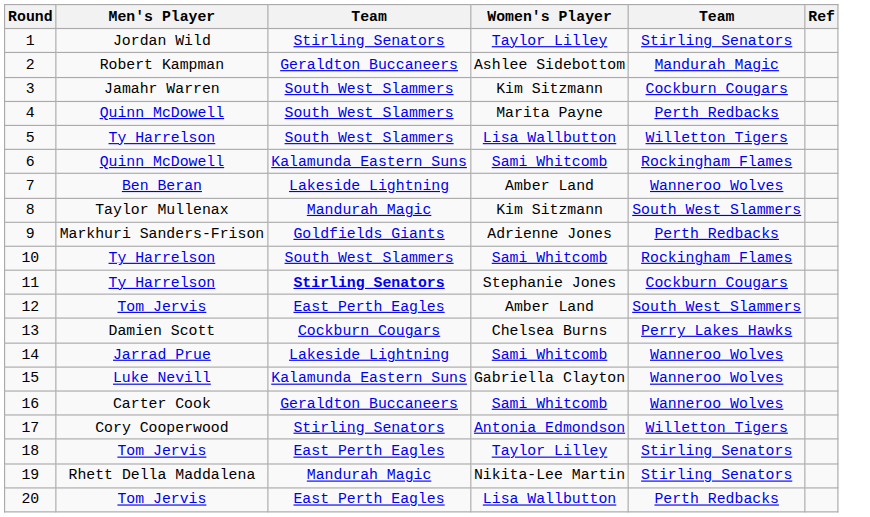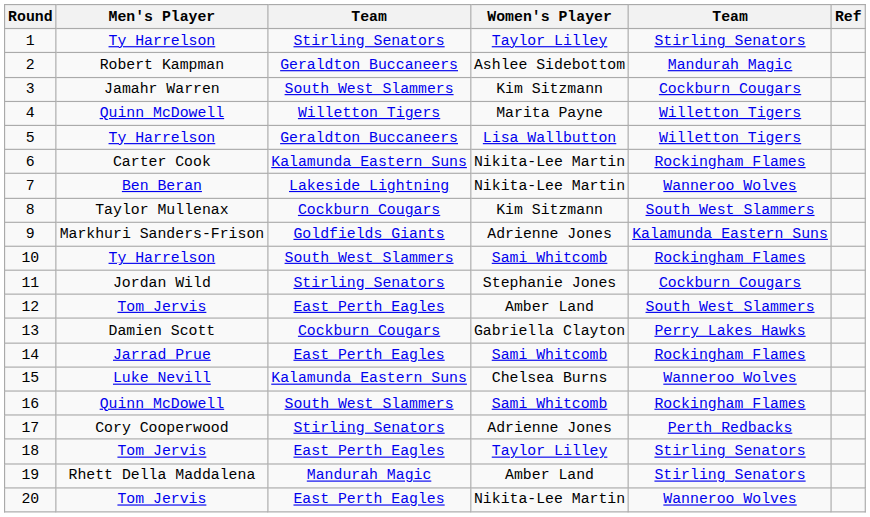(162, 41) Jordan Wild -> (162, 41) Ty Harrelson
(369, 113) South West Slammers -> (369, 113) Willetton Tigers
(717, 113) Perth Redbacks -> (730, 113) Willetton Tigers
(369, 137) South West Slammers -> (369, 137) Geraldton Buccaneers
(162, 162) Quinn McDowell -> (162, 162) Carter Cook
(550, 162) Sami Whitcomb -> (550, 162) Nikita-Lee Martin
(550, 186) Amber Land -> (550, 186) Nikita-Lee Martin
(369, 210) Mandurah Magic -> (369, 210) Cockburn Cougars
(717, 234) Perth Redbacks -> (730, 234) Kalamunda Eastern Suns
(162, 282) Ty Harrelson -> (162, 282) Jordan Wild
(369, 282) bold -> (369, 282) normal
(550, 331) Chelsea Burns -> (550, 331) Gabriella Clayton
(369, 355) Lakeside Lightning -> (369, 355) East Perth Eagles
(717, 355) Wanneroo Wolves -> (730, 355) Rockingham Flames
(550, 379) Gabriella Clayton -> (550, 379) Chelsea Burns
(162, 403) Carter Cook -> (162, 403) Quinn McDowell
(369, 403) Geraldton Buccaneers -> (369, 403) South West Slammers
(717, 403) Wanneroo Wolves -> (730, 403) Rockingham Flames
(550, 427) Antonia Edmondson -> (550, 427) Adrienne Jones
(717, 427) Willetton Tigers -> (730, 427) Perth Redbacks
(550, 476) Nikita-Lee Martin -> (550, 476) Amber Land
(550, 500) Lisa Wallbutton -> (550, 500) Nikita-Lee Martin
(717, 500) Perth Redbacks -> (730, 500) Wanneroo Wolves
